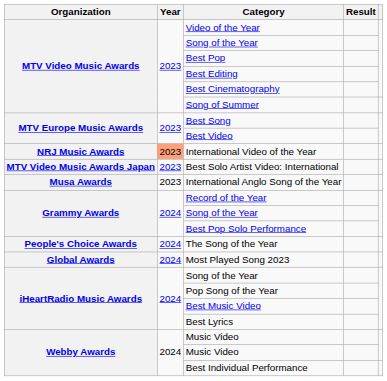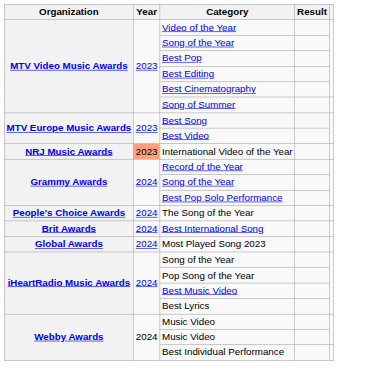- row: (81, 167)
- row: (81, 182)
+ row: (69, 228)
